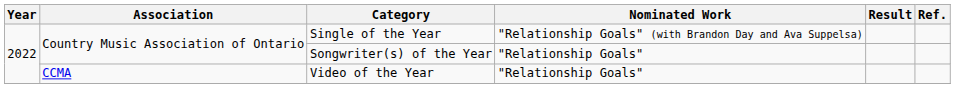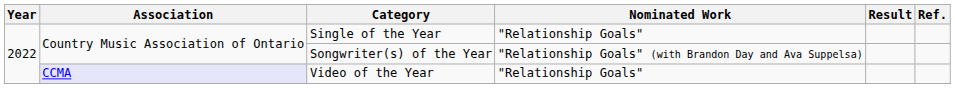(680, 34) "Relationship Goals" (with Brandon Day and Ava Suppelsa) -> (571, 34) "Relationship Goals"
(571, 54) "Relationship Goals" -> (680, 54) "Relationship Goals" (with Brandon Day and Ava Suppelsa)
(57, 73) no background -> (57, 73) lavender background
